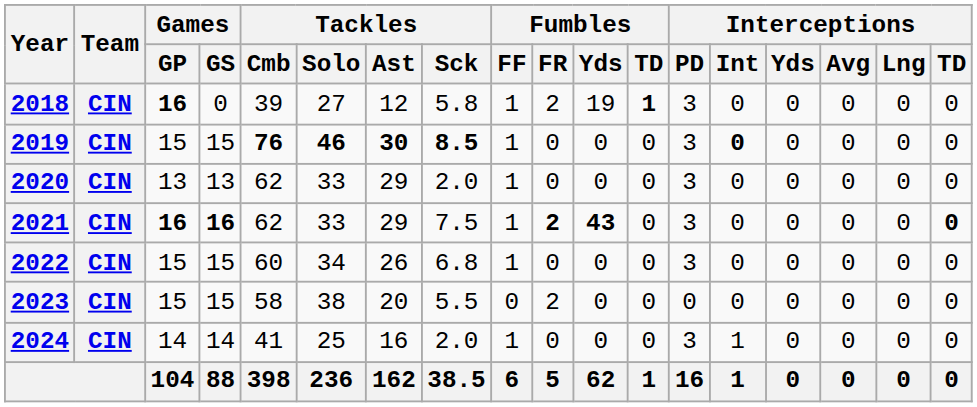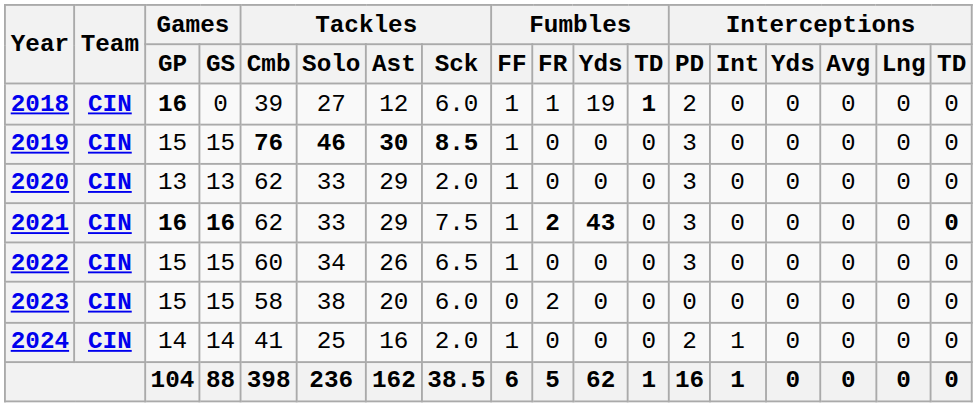(457, 104) 5.8 -> (457, 104) 6.0
(553, 104) 2 -> (553, 104) 1
(690, 104) 3 -> (690, 104) 2
(738, 144) bold -> (738, 144) normal
(457, 262) 6.8 -> (457, 262) 6.5
(457, 302) 5.5 -> (457, 302) 6.0
(690, 342) 3 -> (690, 342) 2
